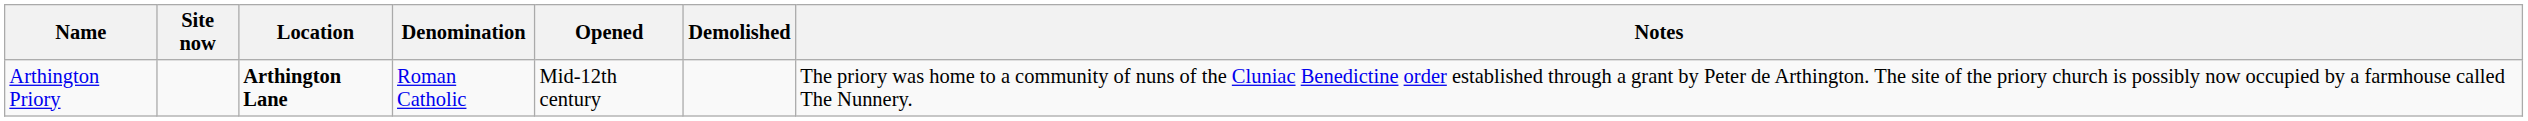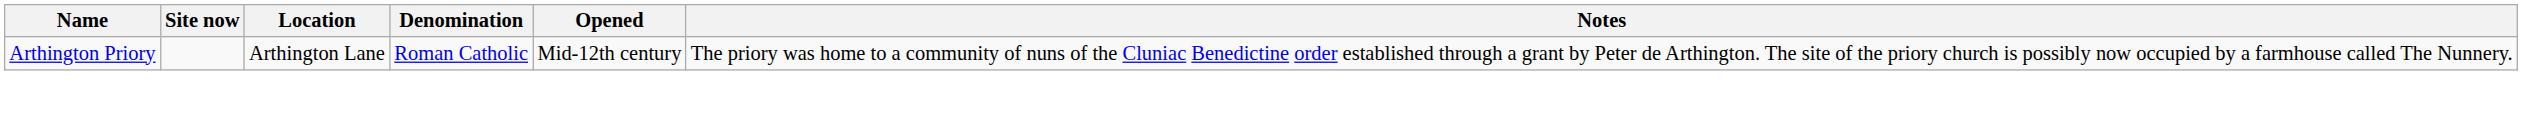- column: (740, 32)
(292, 87) bold -> (317, 53) normal
